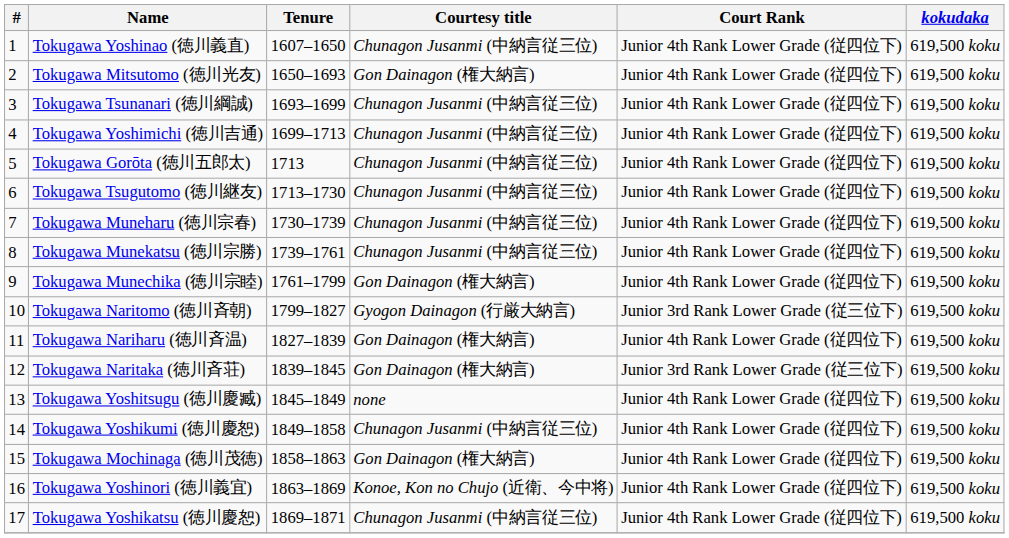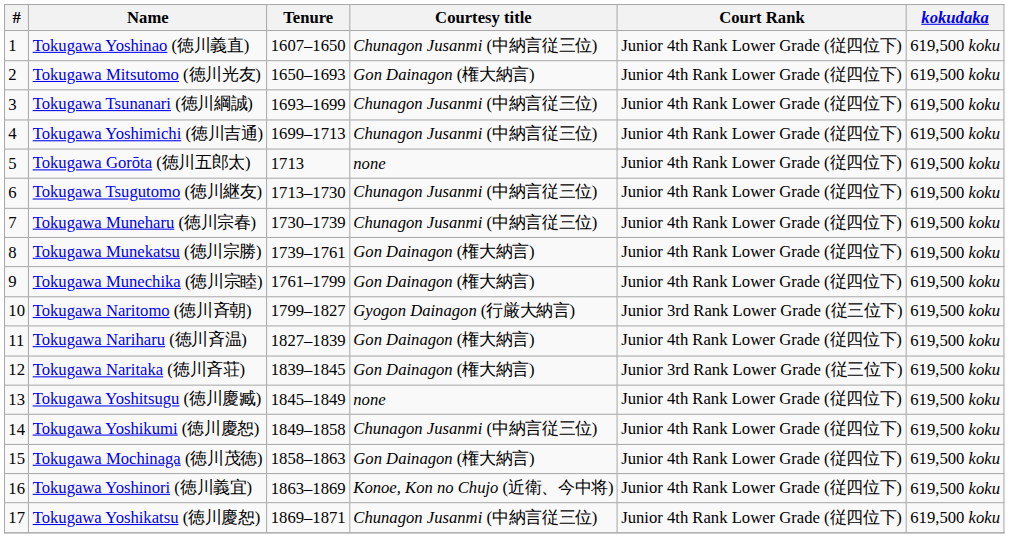(475, 163) Chunagon Jusanmi (中納言従三位) -> (369, 163) none
(475, 251) Chunagon Jusanmi (中納言従三位) -> (444, 251) Gon Dainagon (権大納言)
